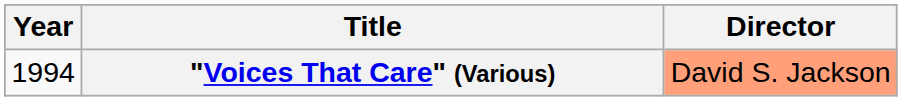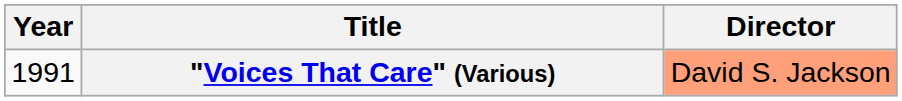(43, 72) 1994 -> (43, 72) 1991
